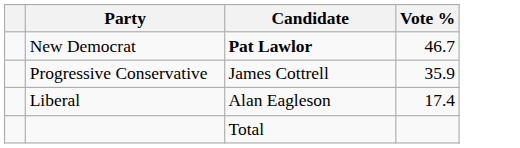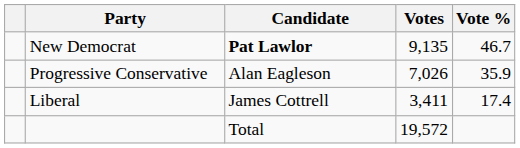+ column: (424, 18)
(279, 73) James Cottrell -> (280, 73) Alan Eagleson
(280, 101) Alan Eagleson -> (279, 101) James Cottrell
